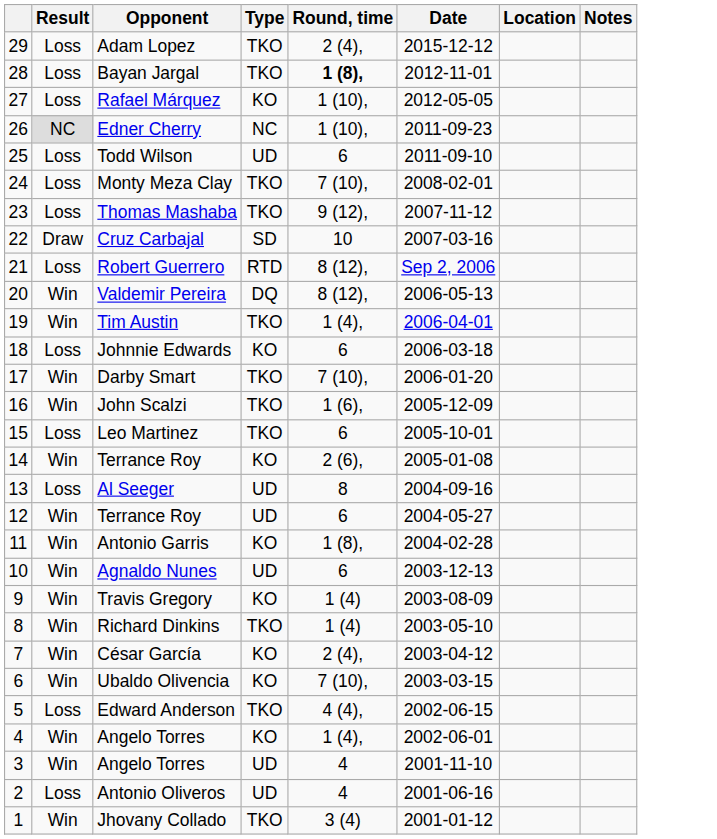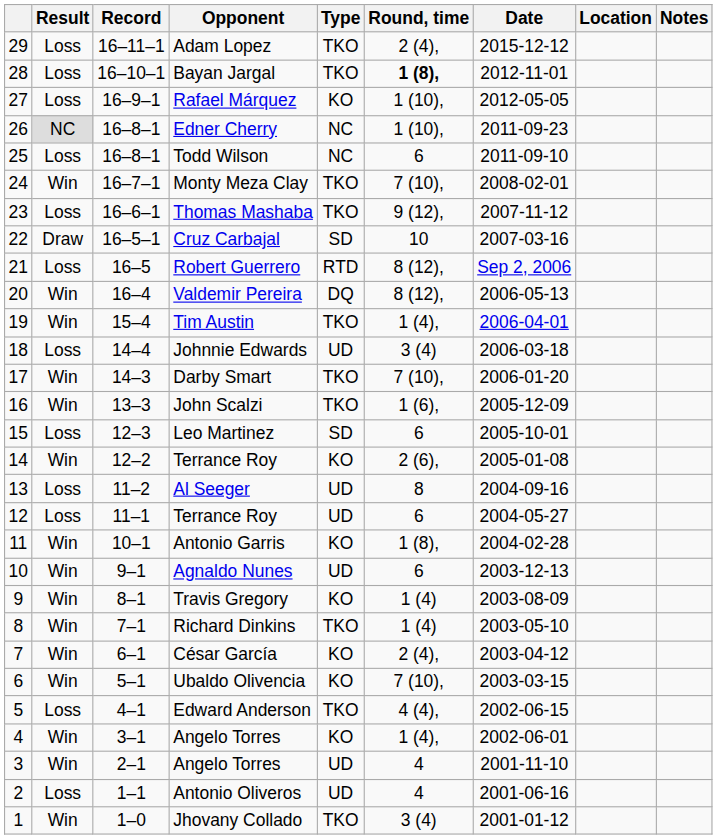+ column: (131, 18)
(265, 156) UD -> (341, 156) NC
(63, 184) Loss -> (63, 184) Win
(265, 350) KO -> (341, 350) UD
(343, 350) 6 -> (419, 350) 3 (4)
(265, 433) TKO -> (341, 433) SD
(63, 516) Win -> (63, 516) Loss
